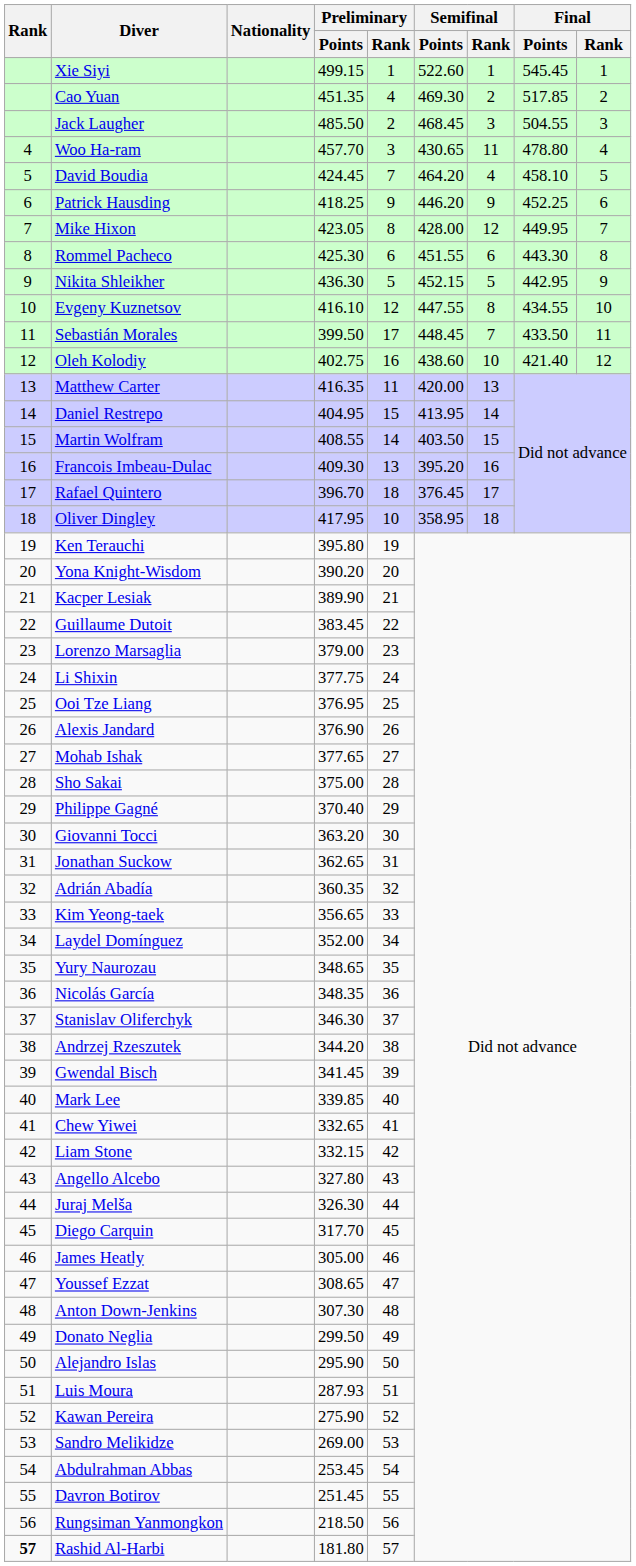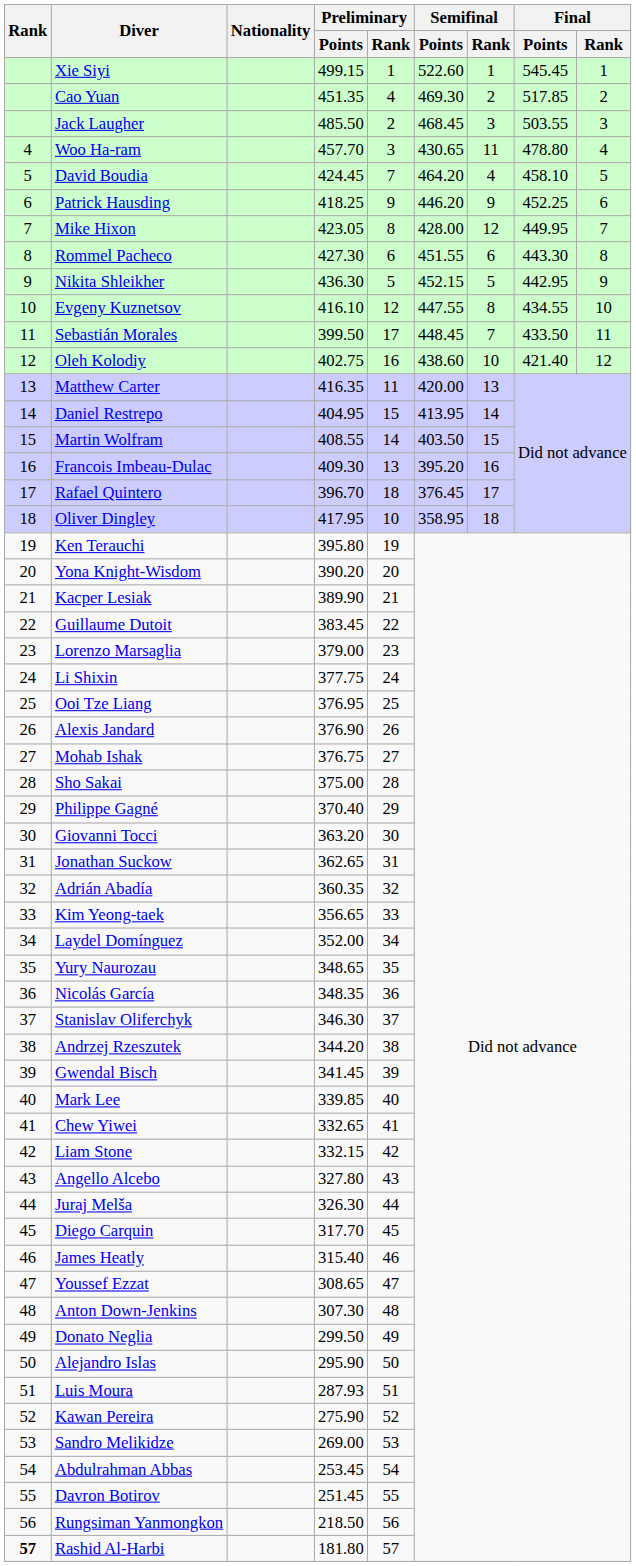(545, 123) 504.55 -> (545, 123) 503.55
(341, 255) 425.30 -> (341, 255) 427.30
(341, 756) 377.65 -> (341, 756) 376.75
(341, 1258) 305.00 -> (341, 1258) 315.40
